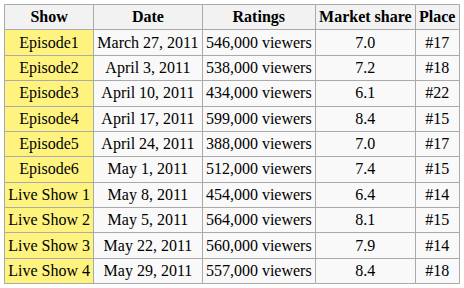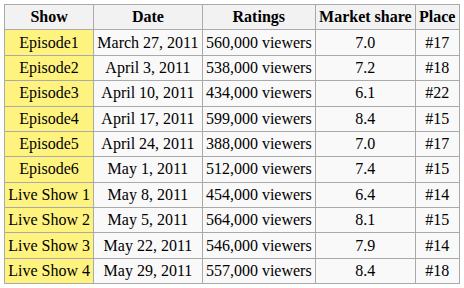(259, 42) 546,000 viewers -> (259, 42) 560,000 viewers
(259, 245) 560,000 viewers -> (259, 245) 546,000 viewers
